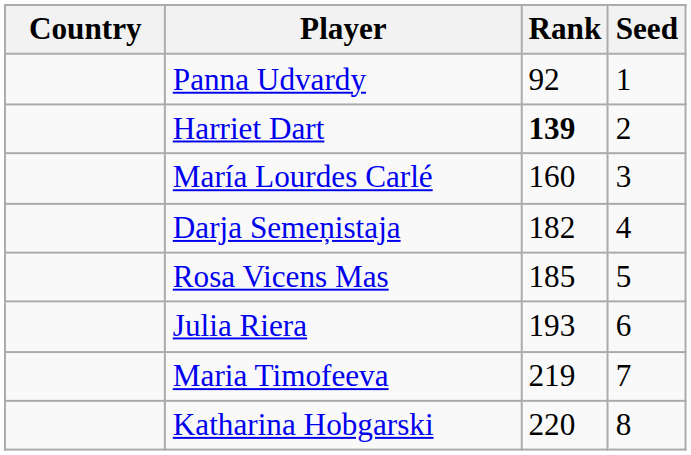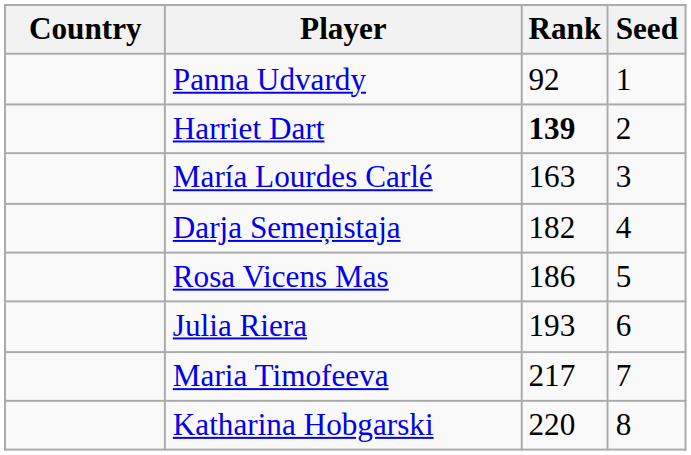(552, 177) 160 -> (552, 177) 163
(552, 276) 185 -> (552, 276) 186
(552, 375) 219 -> (552, 375) 217
